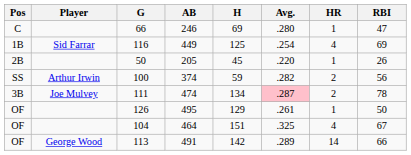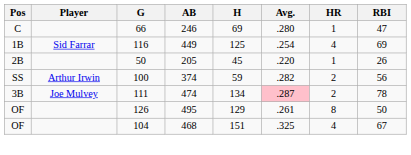(334, 110) 1 -> (334, 110) 8
(189, 126) 464 -> (189, 126) 468
- row: (141, 142)
